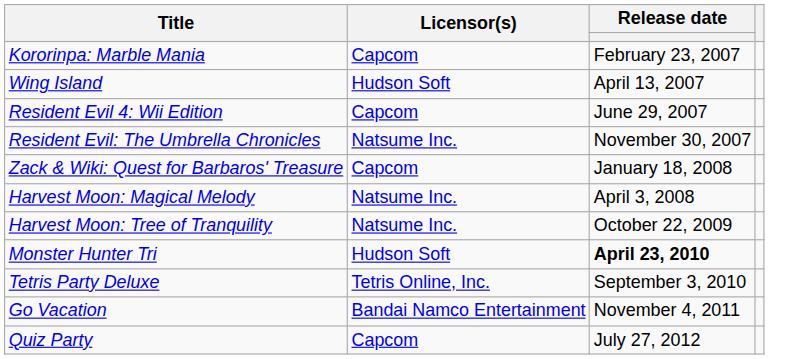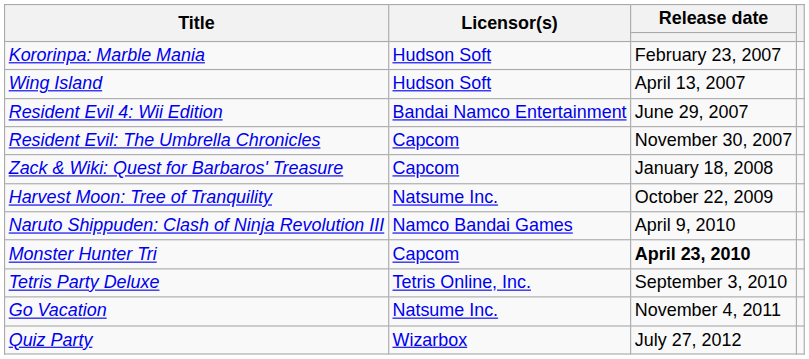(385, 55) Capcom -> (442, 55) Hudson Soft
(385, 112) Capcom -> (510, 112) Bandai Namco Entertainment
(404, 140) Natsume Inc. -> (426, 140) Capcom
- row: (132, 197)
+ row: (196, 225)
(401, 254) Hudson Soft -> (426, 254) Capcom
(469, 311) Bandai Namco Entertainment -> (445, 311) Natsume Inc.
(385, 339) Capcom -> (430, 339) Wizarbox
